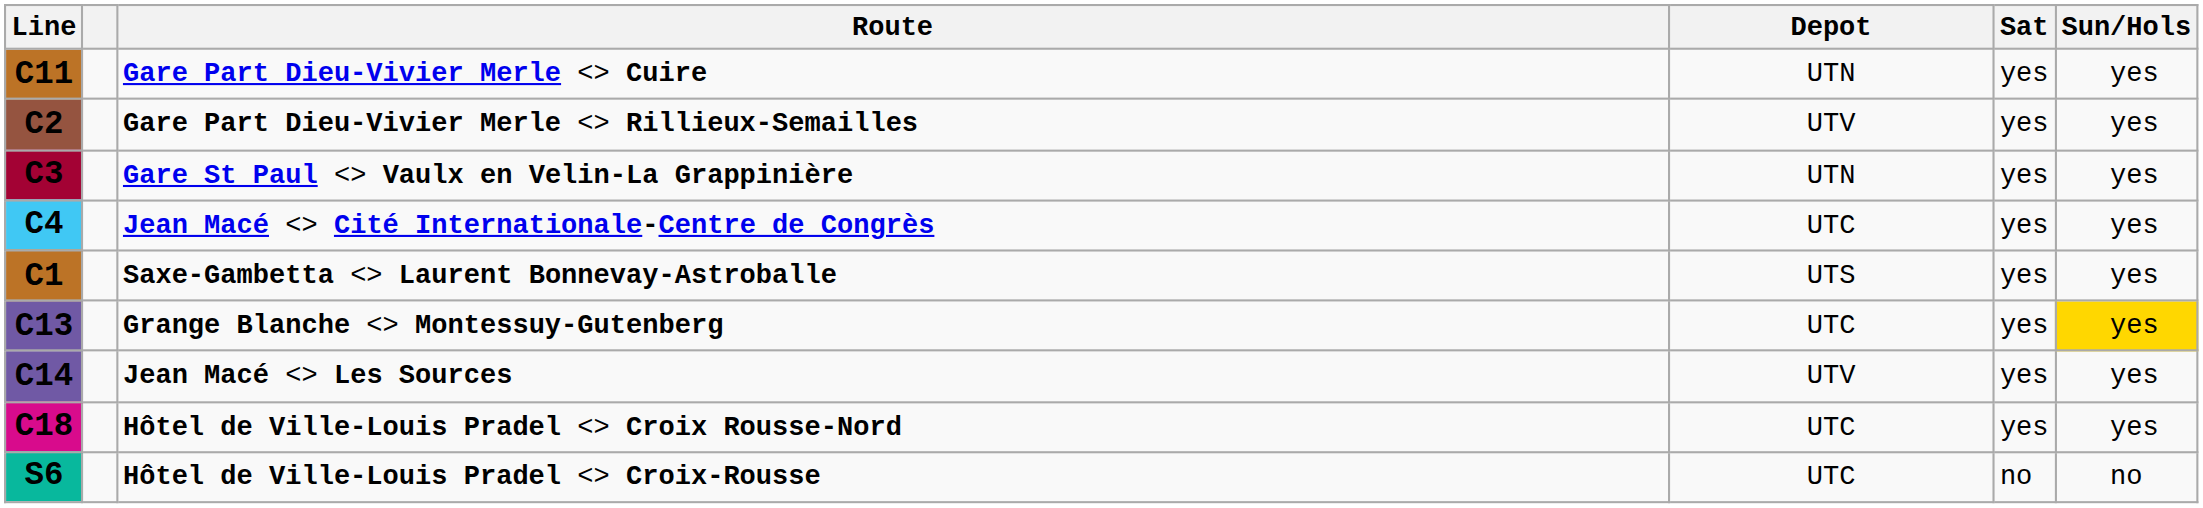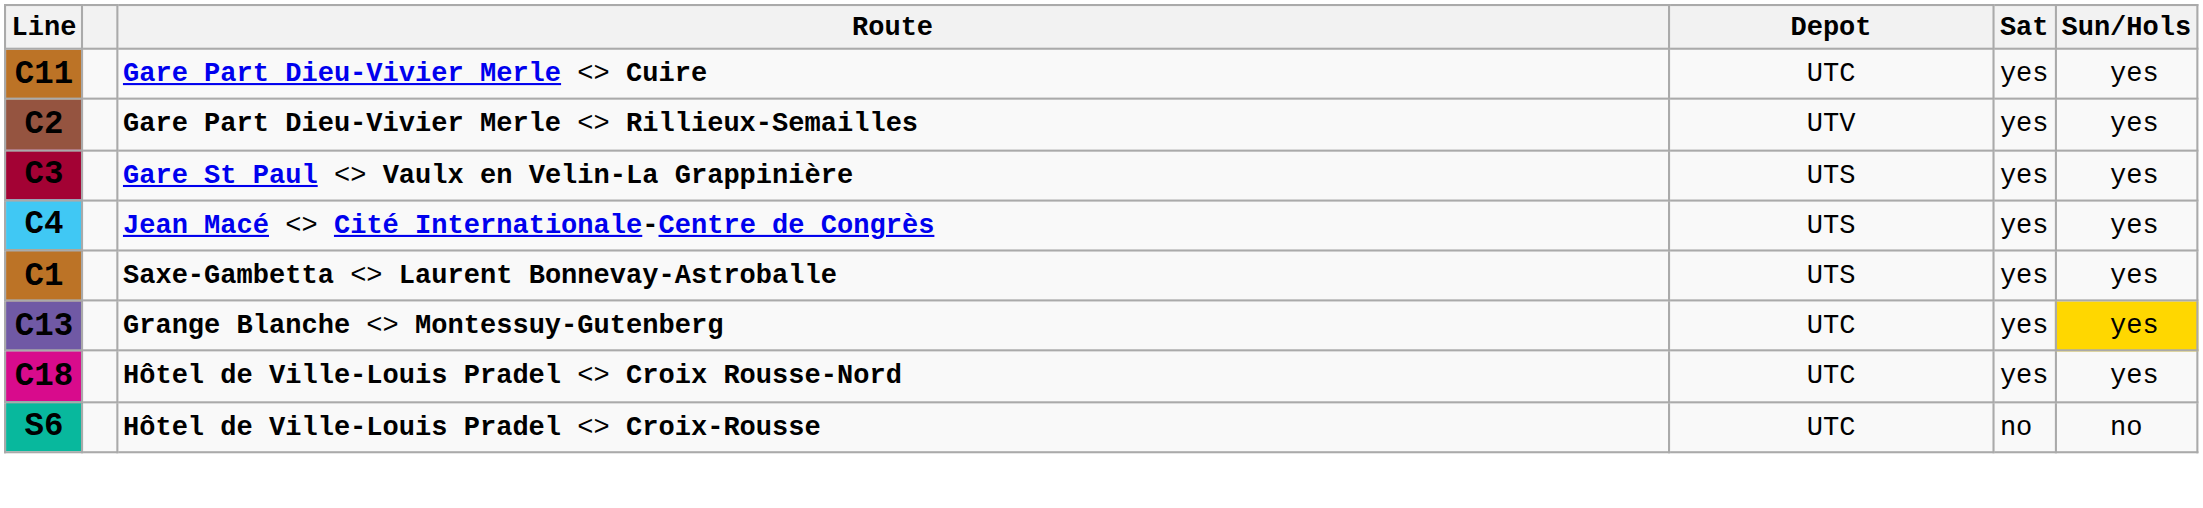(1831, 74) UTN -> (1831, 74) UTC
(1831, 175) UTN -> (1831, 175) UTS
(1831, 225) UTC -> (1831, 225) UTS
- row: (318, 376)
